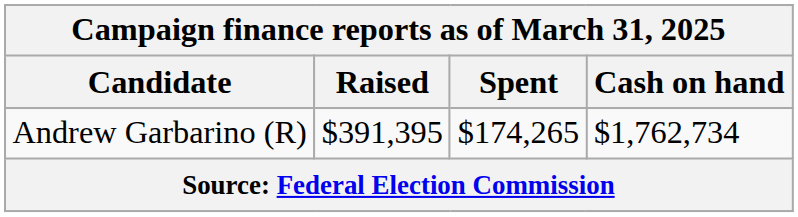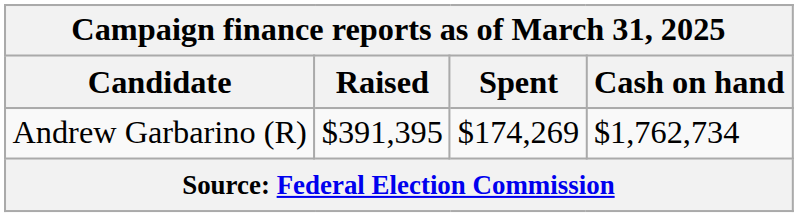(518, 132) $174,265 -> (518, 132) $174,269
